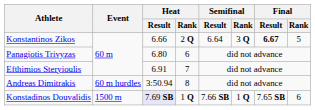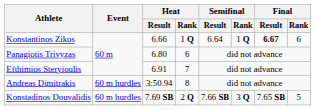(187, 40) 2 Q -> (187, 40) 1 Q
(243, 40) 3 Q -> (243, 40) 1 Q
(299, 40) 5 -> (299, 40) 6
(108, 98) 1500 m -> (118, 98) 60 m hurdles
(159, 98) lavender background -> (159, 98) no background
(187, 98) 1 Q -> (187, 98) 2 Q
(243, 98) 1 Q -> (243, 98) 3 Q
(299, 98) 6 -> (299, 98) 5
